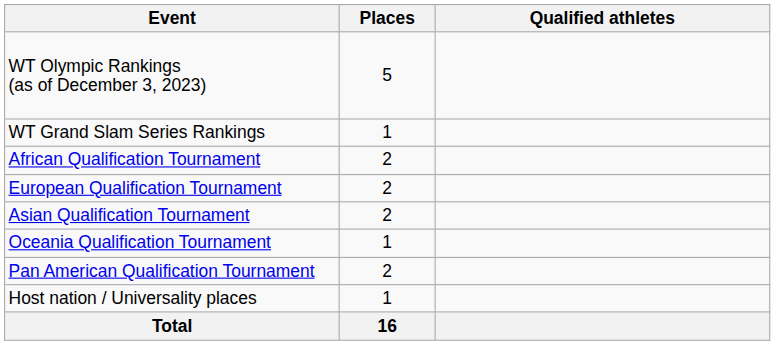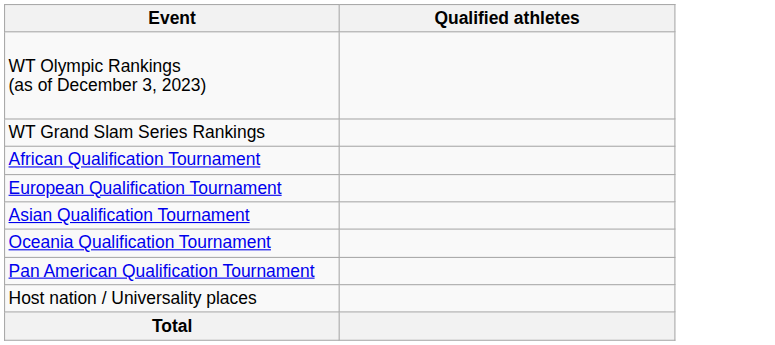- column: (387, 18)
